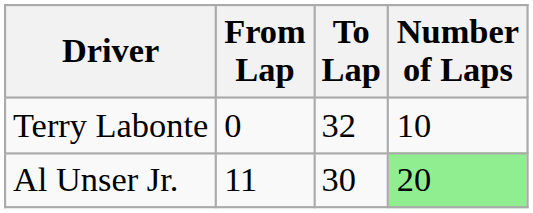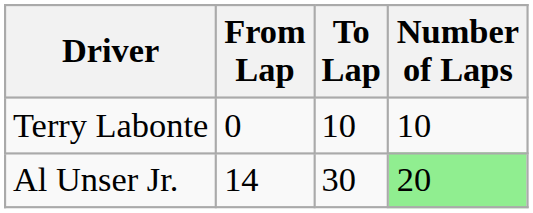(339, 125) 32 -> (339, 125) 10
(241, 179) 11 -> (241, 179) 14
